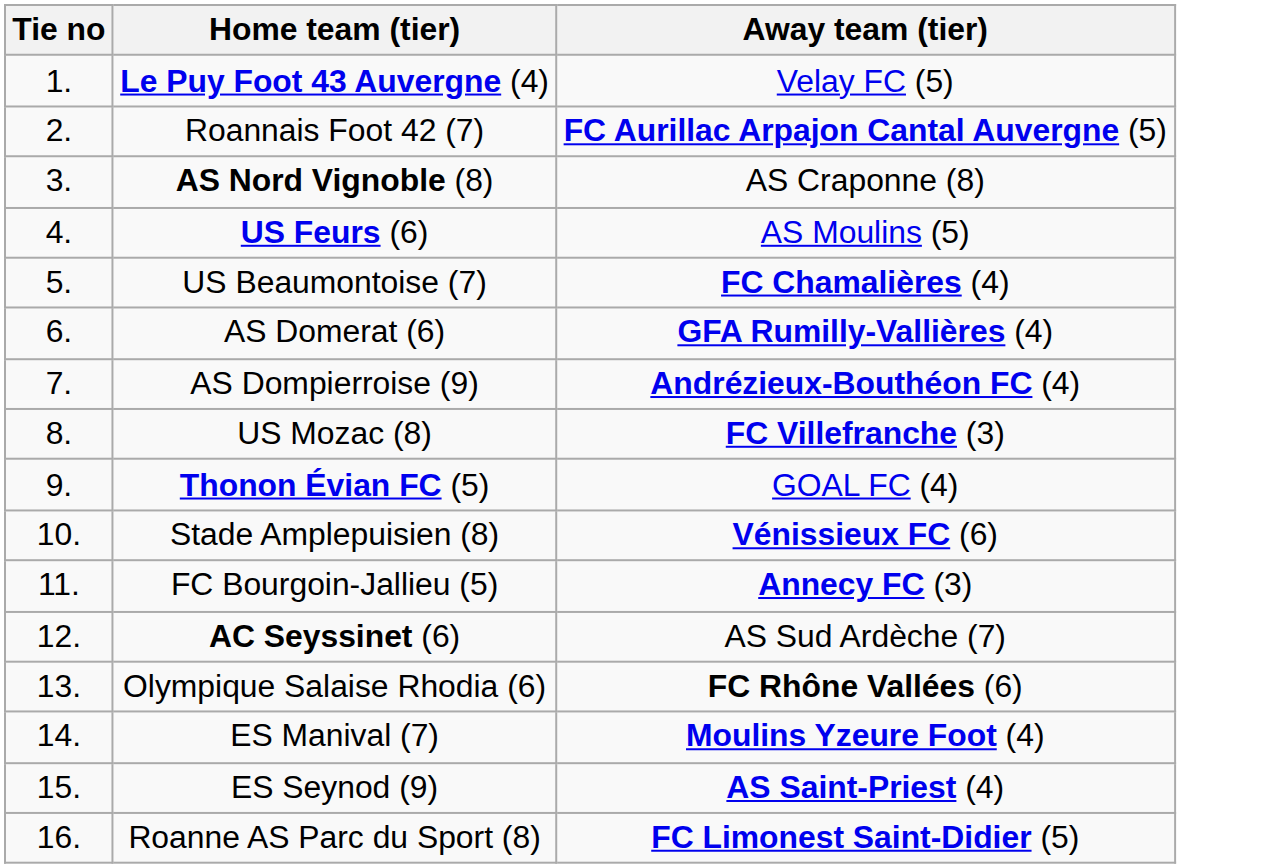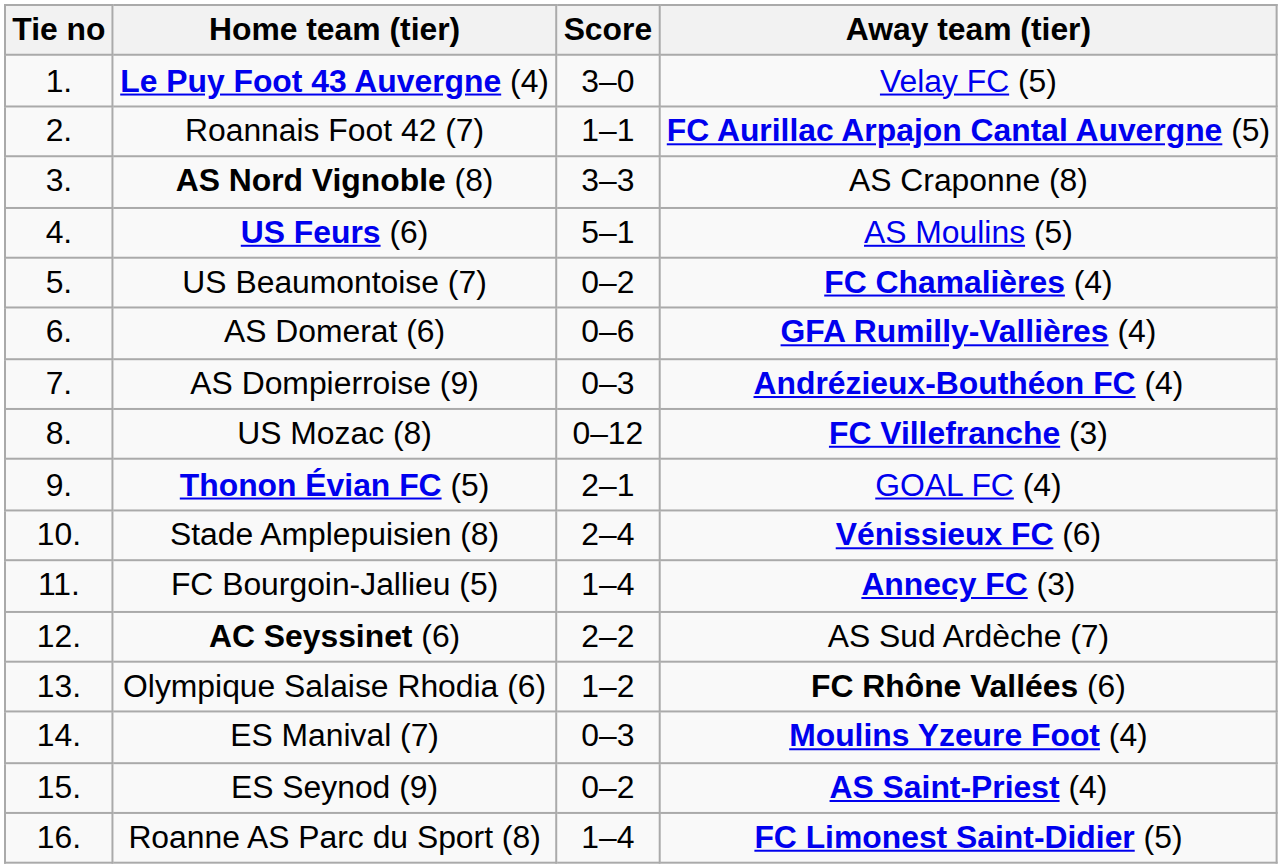+ column: (608, 29)
